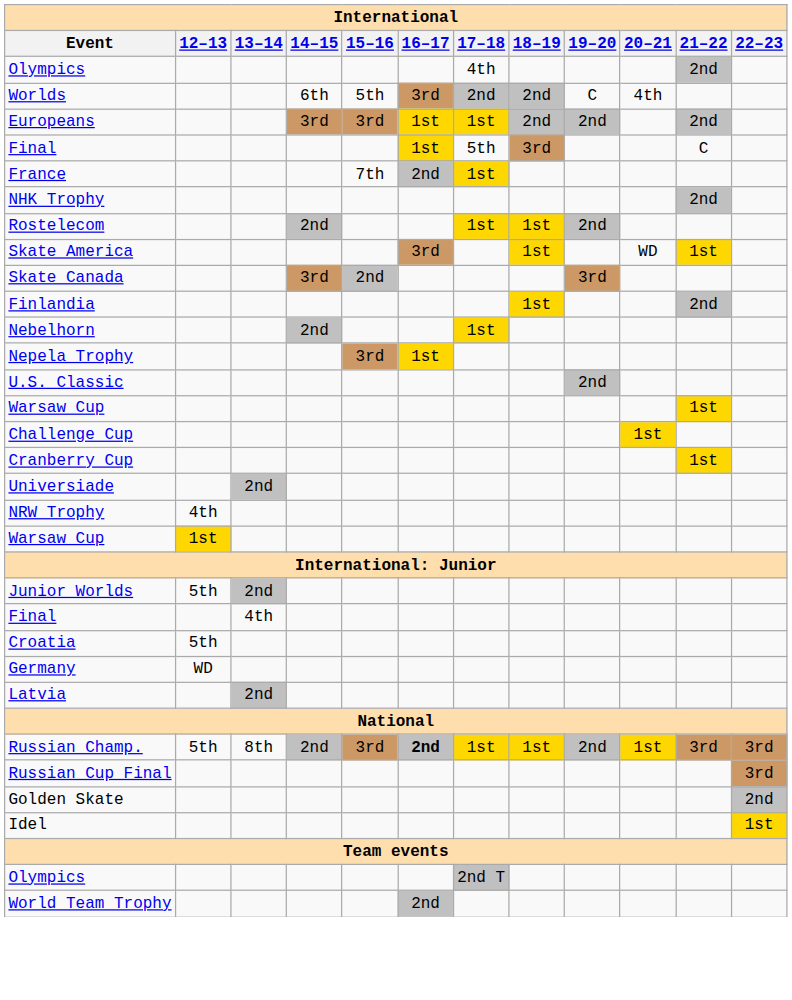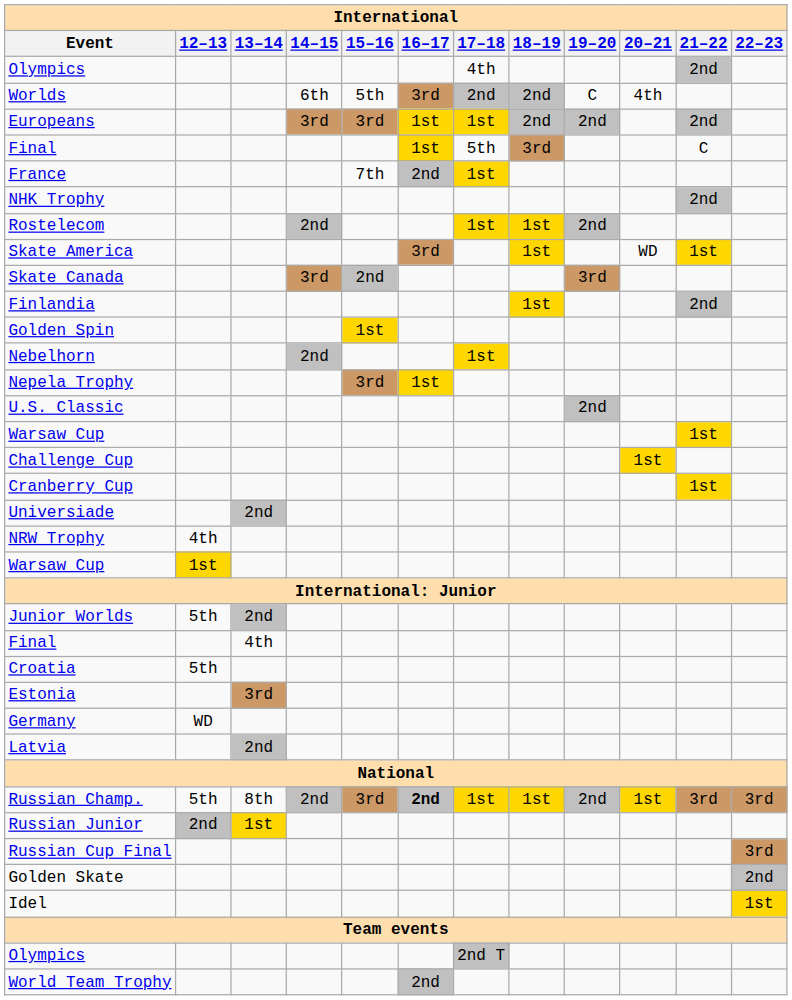+ row: (61, 330)
+ row: (42, 695)
+ row: (76, 826)
